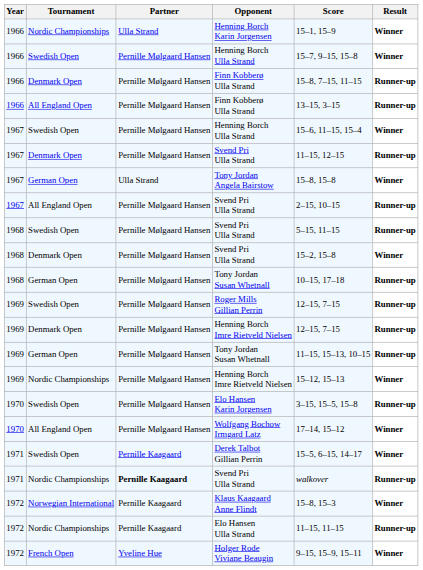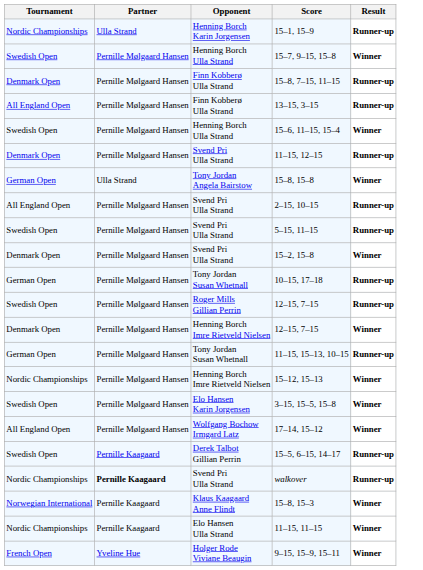- column: (15, 12)
(389, 31) Winner -> (373, 31) Runner-up
(395, 330) Runner-up -> (367, 330) Winner
(395, 404) Runner-up -> (367, 404) Winner
(389, 454) Winner -> (373, 454) Runner-up
(395, 528) Runner-up -> (367, 528) Winner
